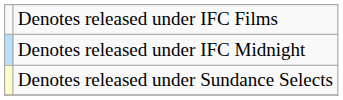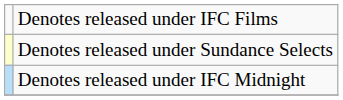rows swapped: (175, 79) <-> (162, 49)
